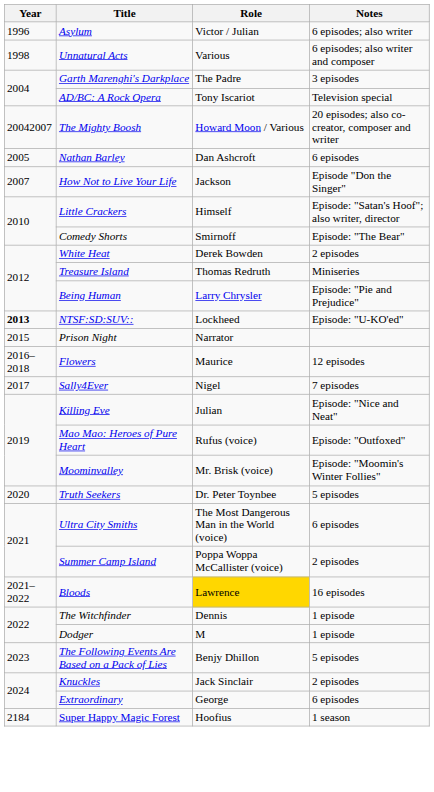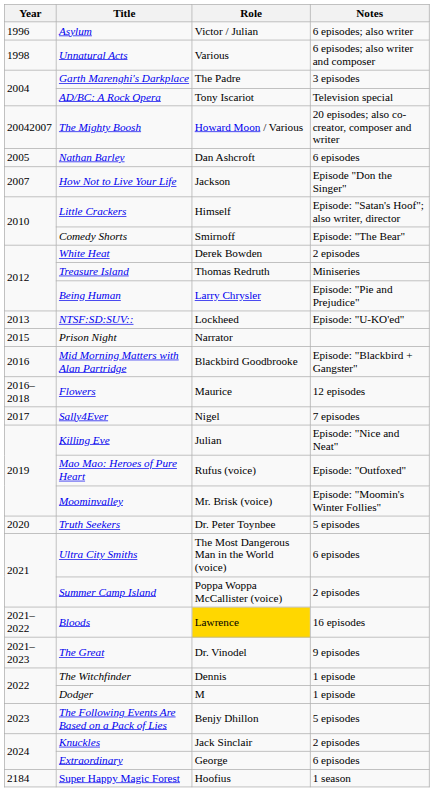(18, 319) bold -> (18, 319) normal
+ row: (119, 361)
+ row: (82, 652)
